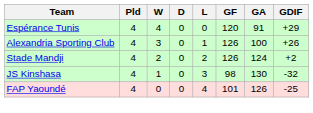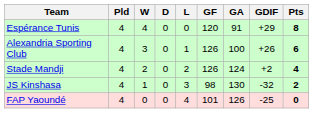+ column: (296, 12)
